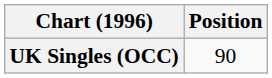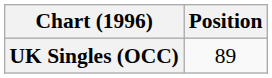(226, 55) 90 -> (226, 55) 89
